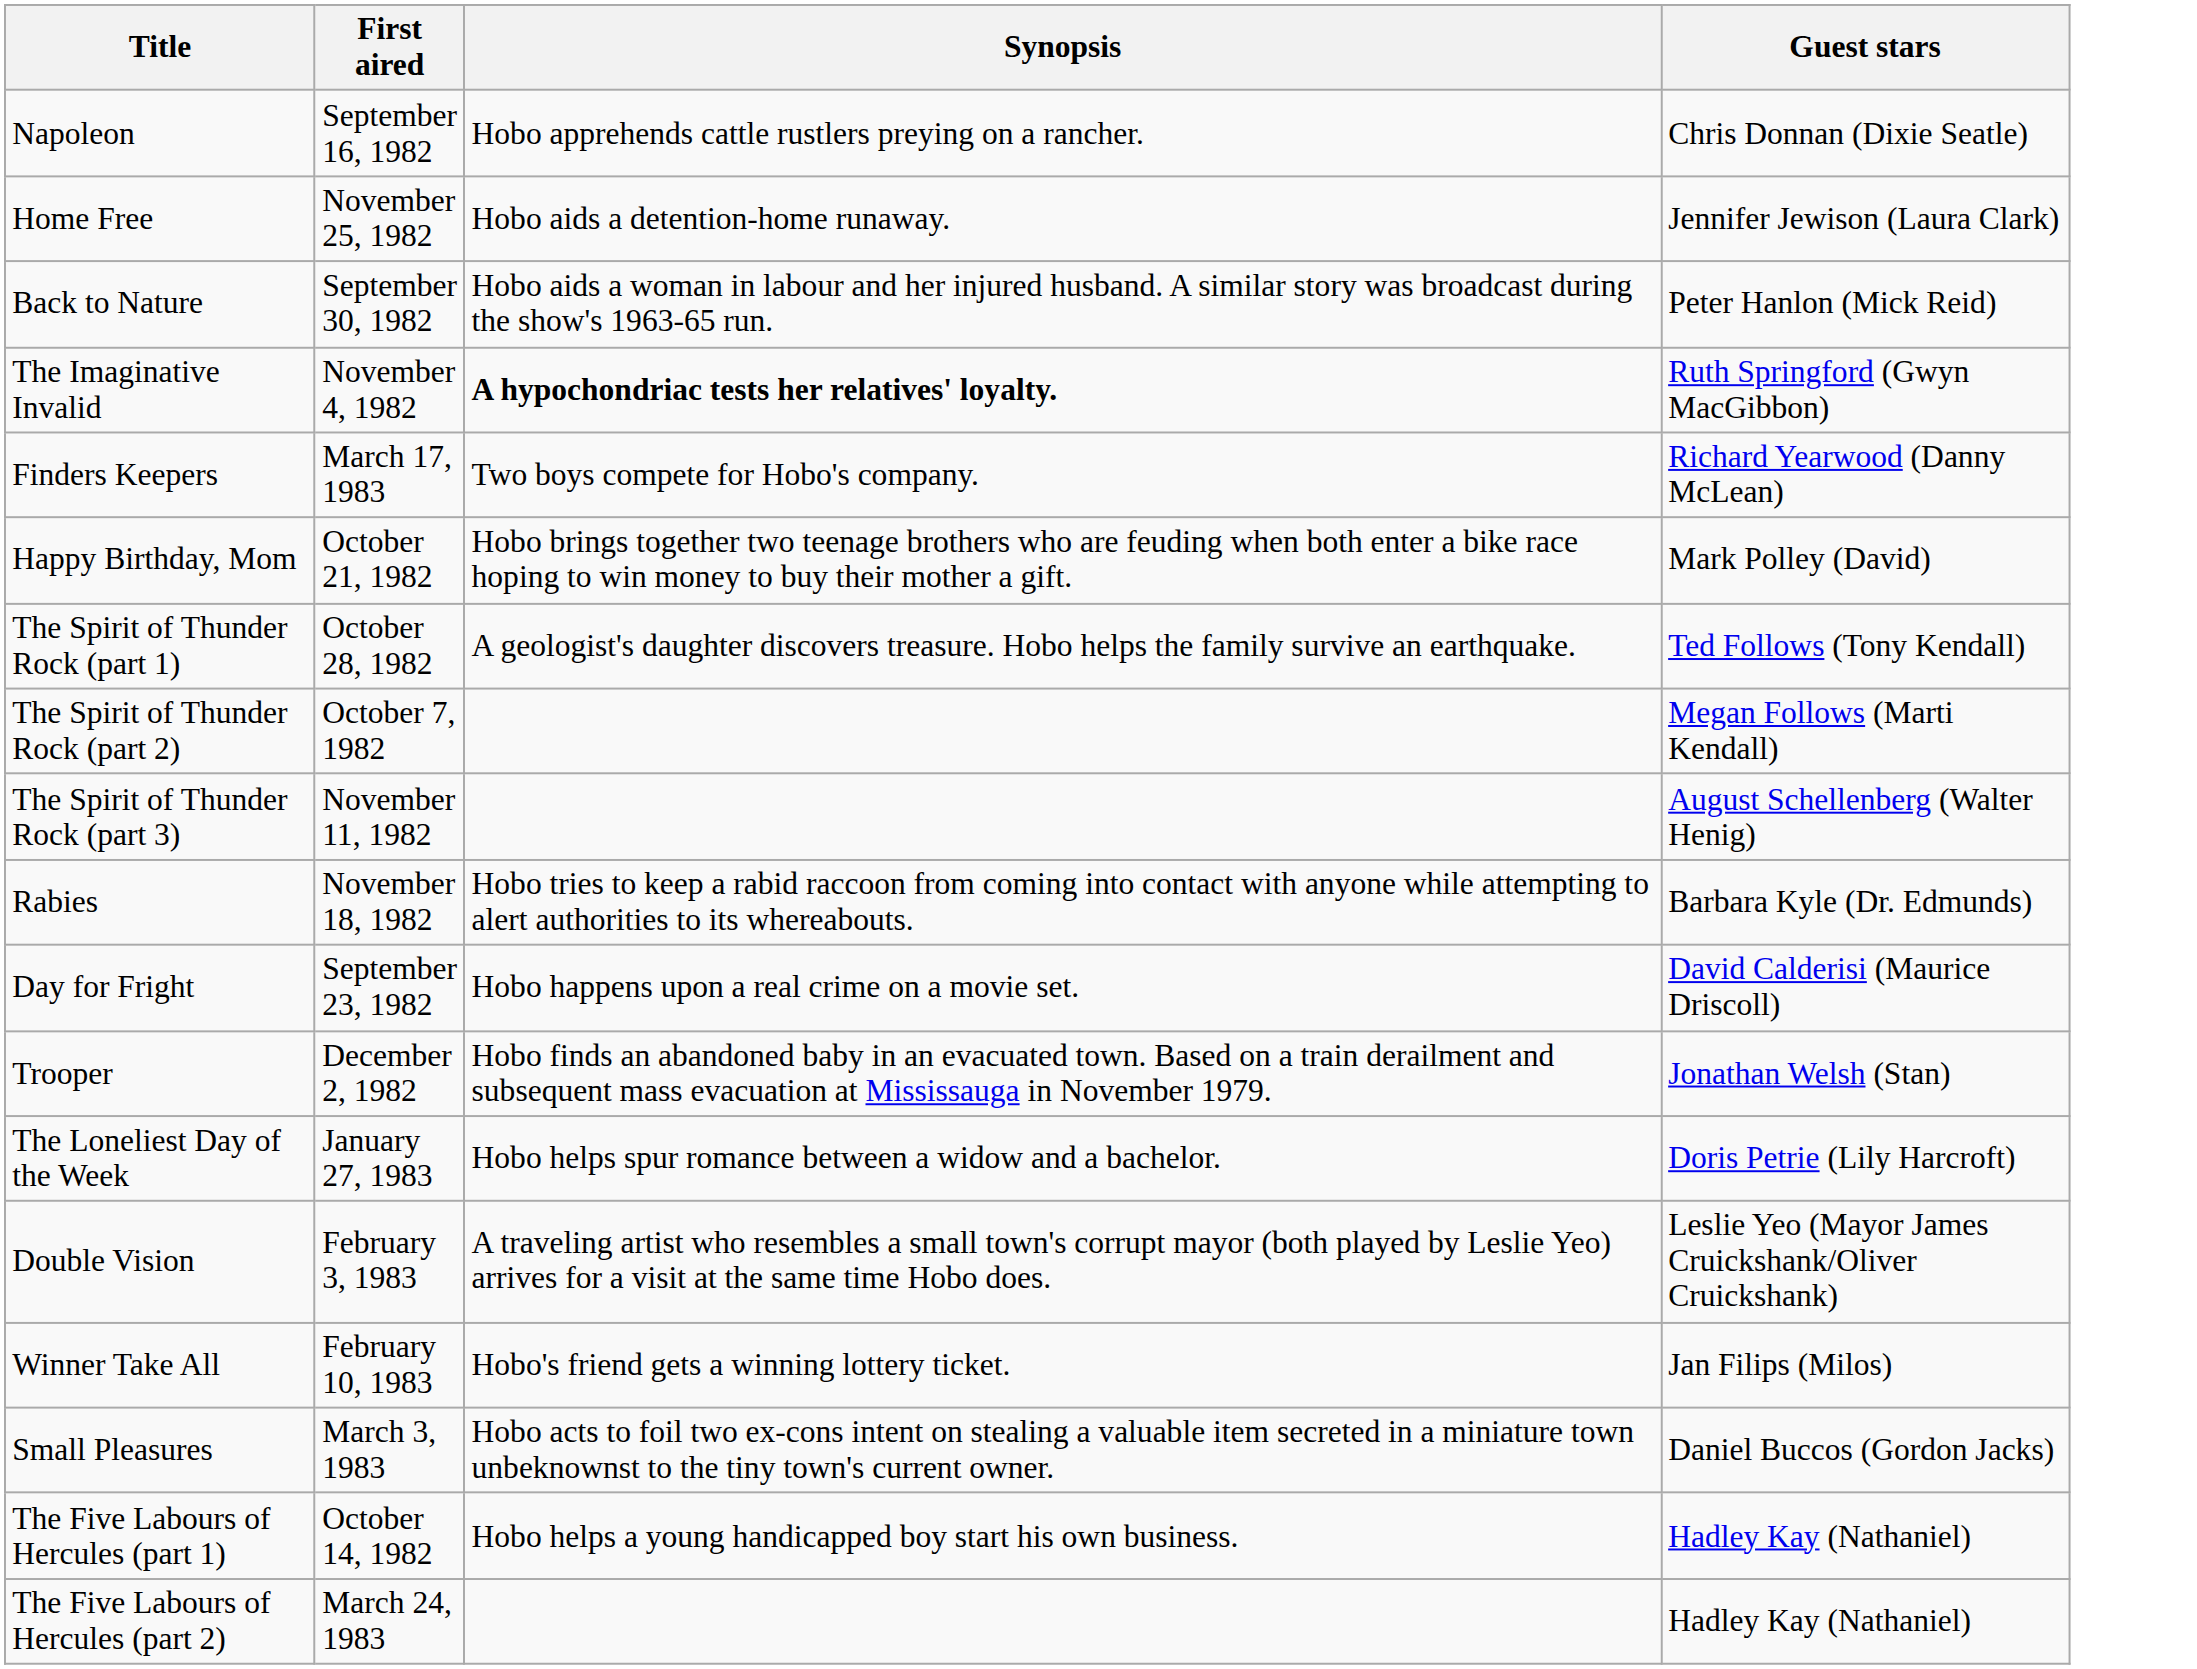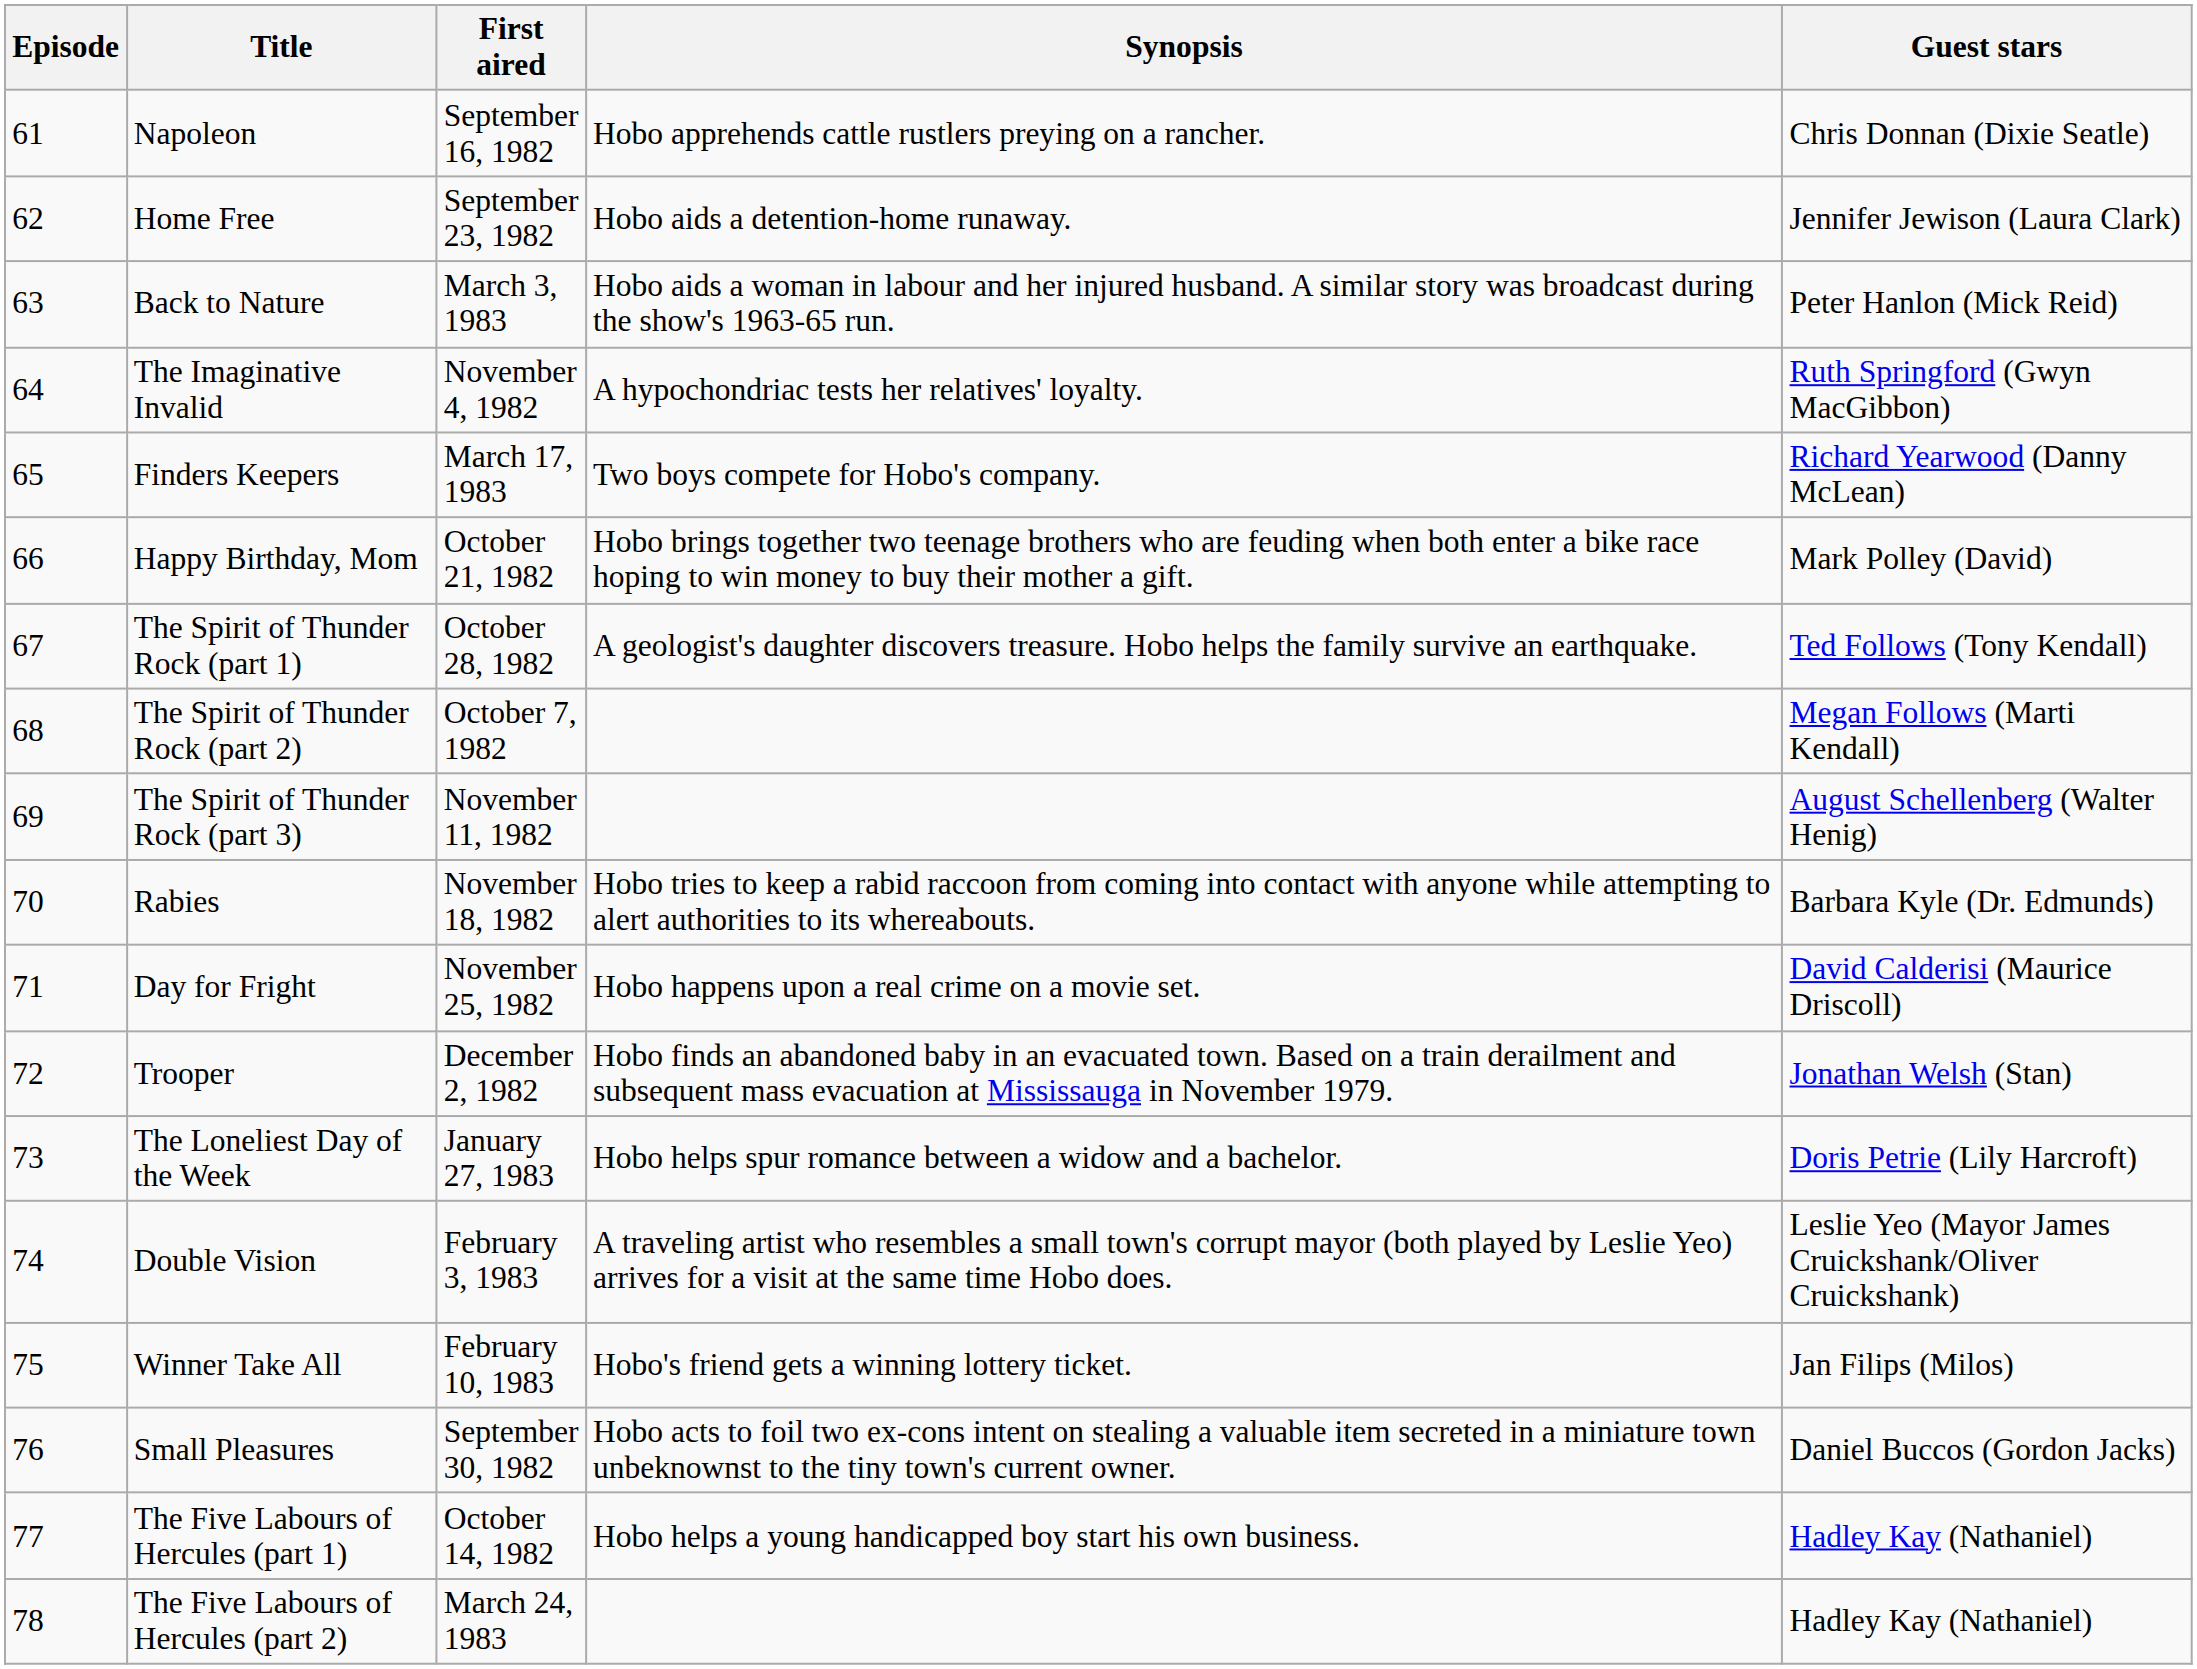+ column: (66, 47)
(389, 218) November 25, 1982 -> (511, 218) September 23, 1982
(390, 303) September 30, 1982 -> (501, 303) March 3, 1983
(764, 389) bold -> (868, 389) normal
(390, 987) September 23, 1982 -> (510, 987) November 25, 1982
(379, 1449) March 3, 1983 -> (511, 1449) September 30, 1982
